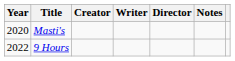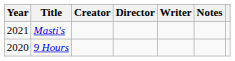columns swapped: (172, 13) <-> (132, 13)
(18, 30) 2020 -> (18, 30) 2021
(18, 47) 2022 -> (18, 47) 2020
